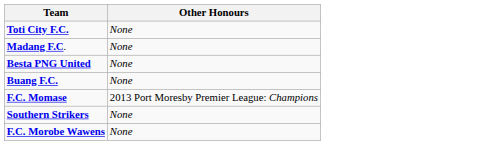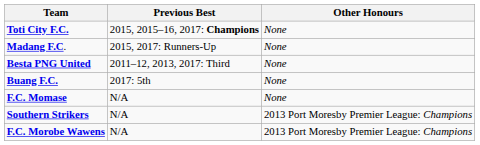+ column: (184, 13)
(214, 98) 2013 Port Moresby Premier League: Champions -> (275, 98) None
(121, 115) None -> (368, 115) 2013 Port Moresby Premier League: Champions
(121, 132) None -> (368, 132) 2013 Port Moresby Premier League: Champions
